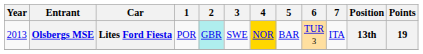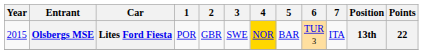(17, 34) 2013 -> (17, 34) 2015
(211, 34) paleturquoise background -> (211, 34) no background
(402, 34) 19 -> (402, 34) 22
